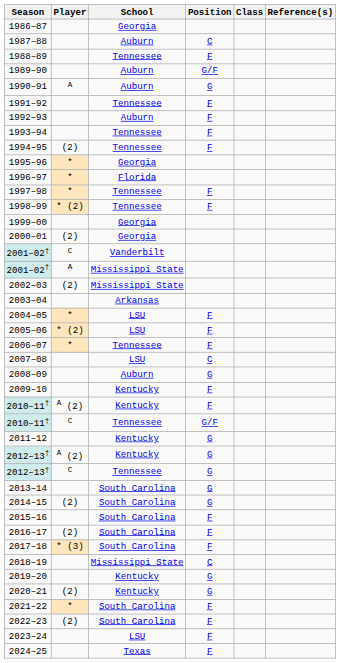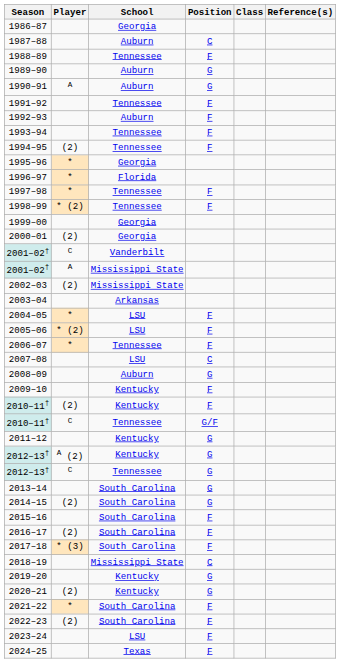(210, 71) G/F -> (210, 71) G
(70, 406) A (2) -> (70, 406) (2)
